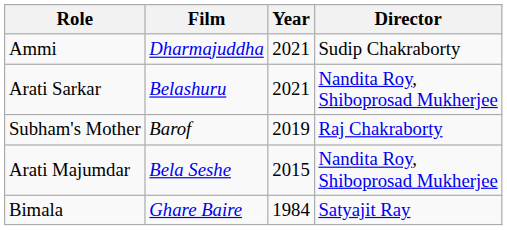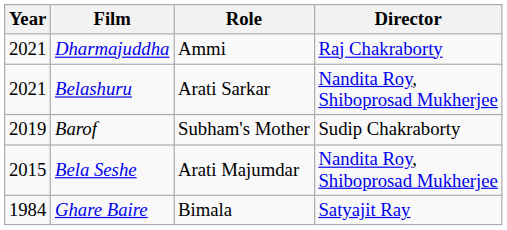columns swapped: (291, 19) <-> (75, 19)
(389, 49) Sudip Chakraborty -> (381, 49) Raj Chakraborty
(381, 129) Raj Chakraborty -> (389, 129) Sudip Chakraborty
